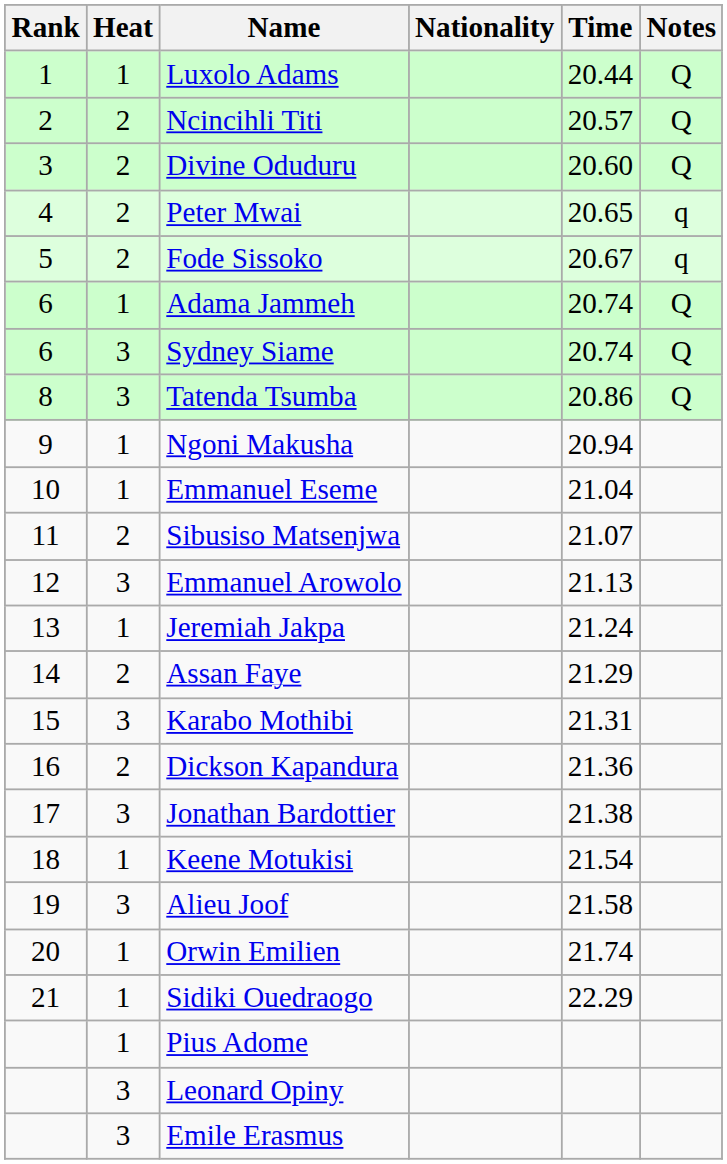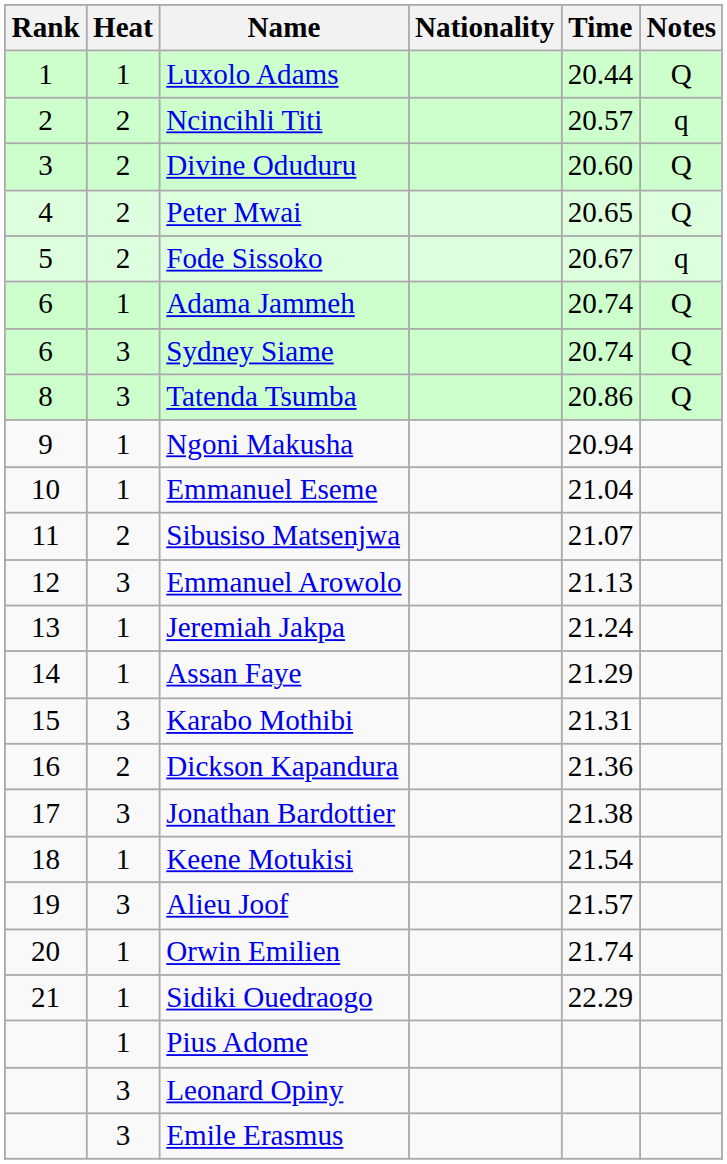(681, 119) Q -> (681, 119) q
(681, 212) q -> (681, 212) Q
(123, 674) 2 -> (123, 674) 1
(600, 905) 21.58 -> (600, 905) 21.57
